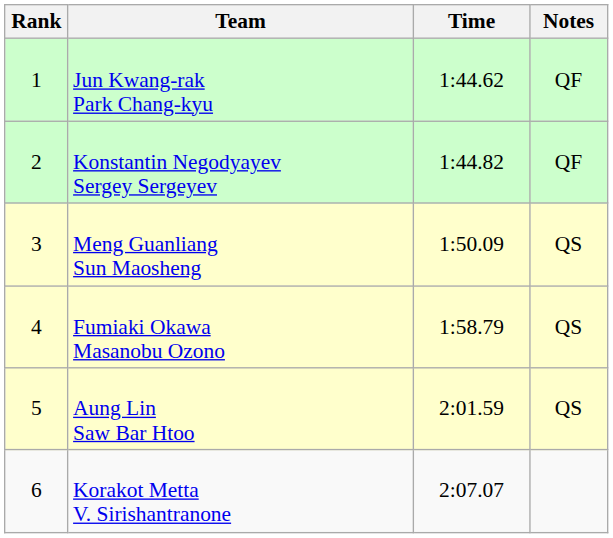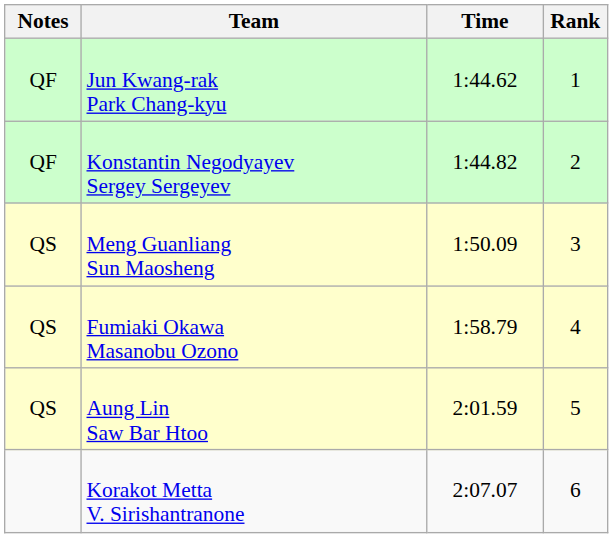columns swapped: (36, 21) <-> (569, 21)
